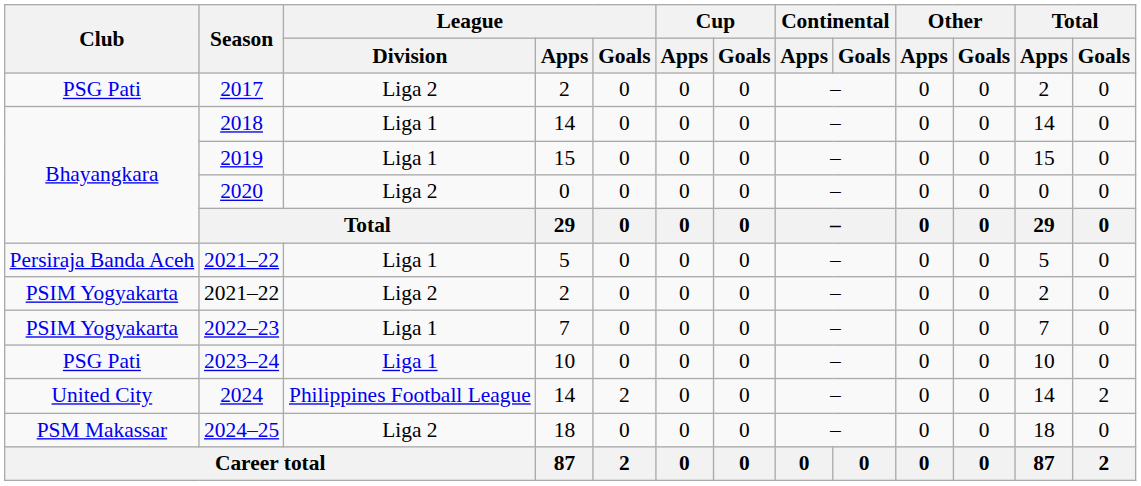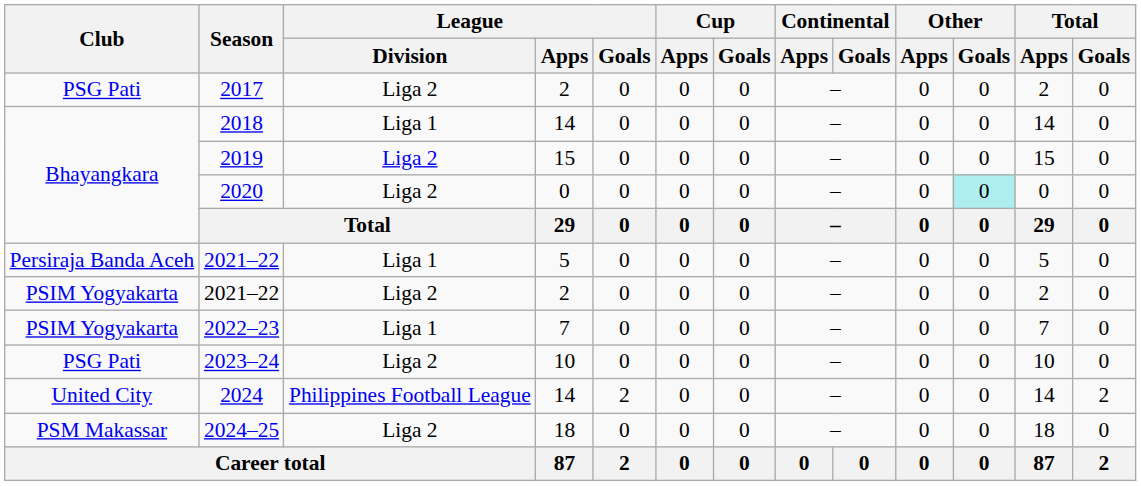(410, 157) Liga 1 -> (410, 157) Liga 2
(984, 191) no background -> (984, 191) paleturquoise background
(410, 361) Liga 1 -> (410, 361) Liga 2
